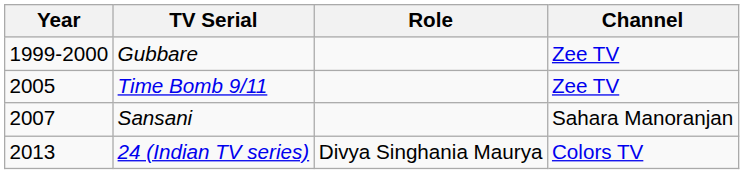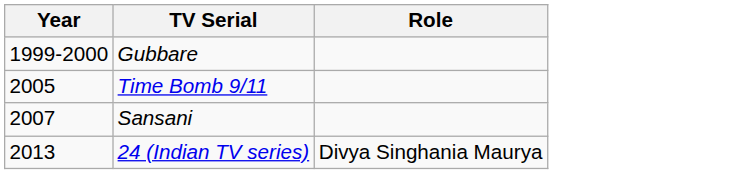- column: (643, 20)
